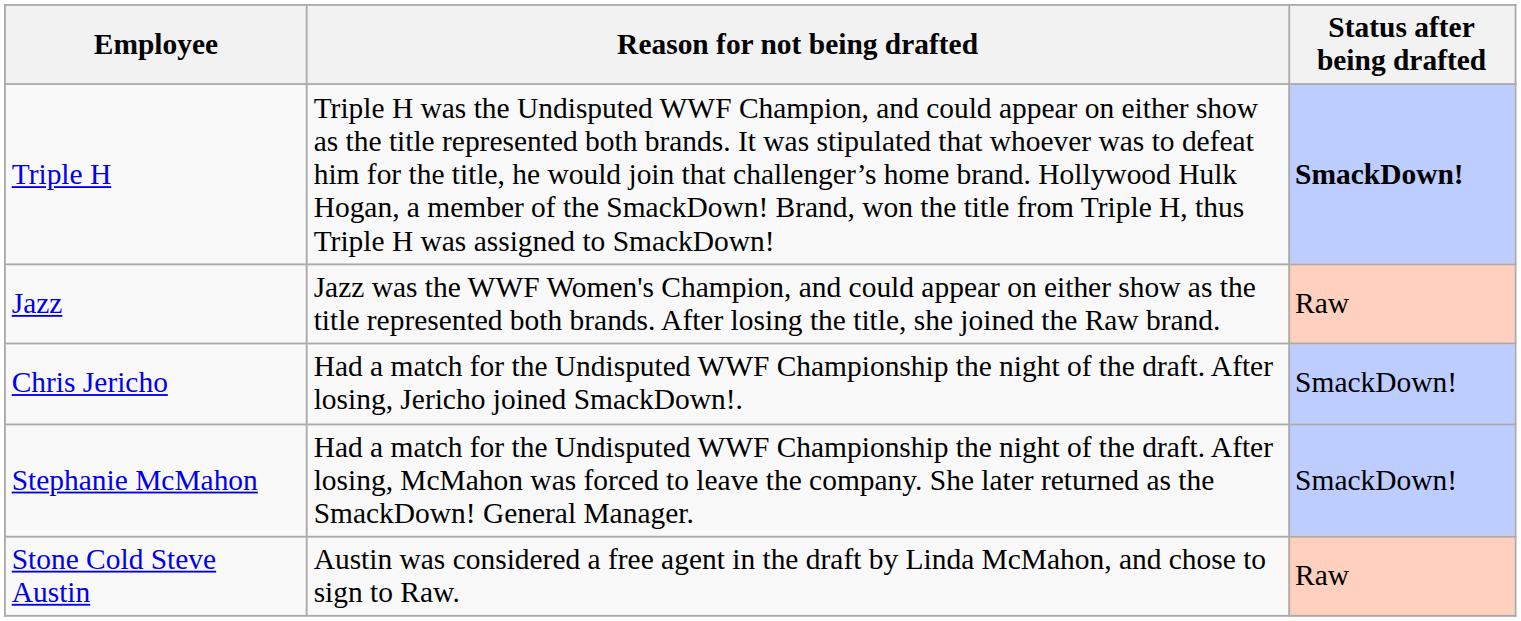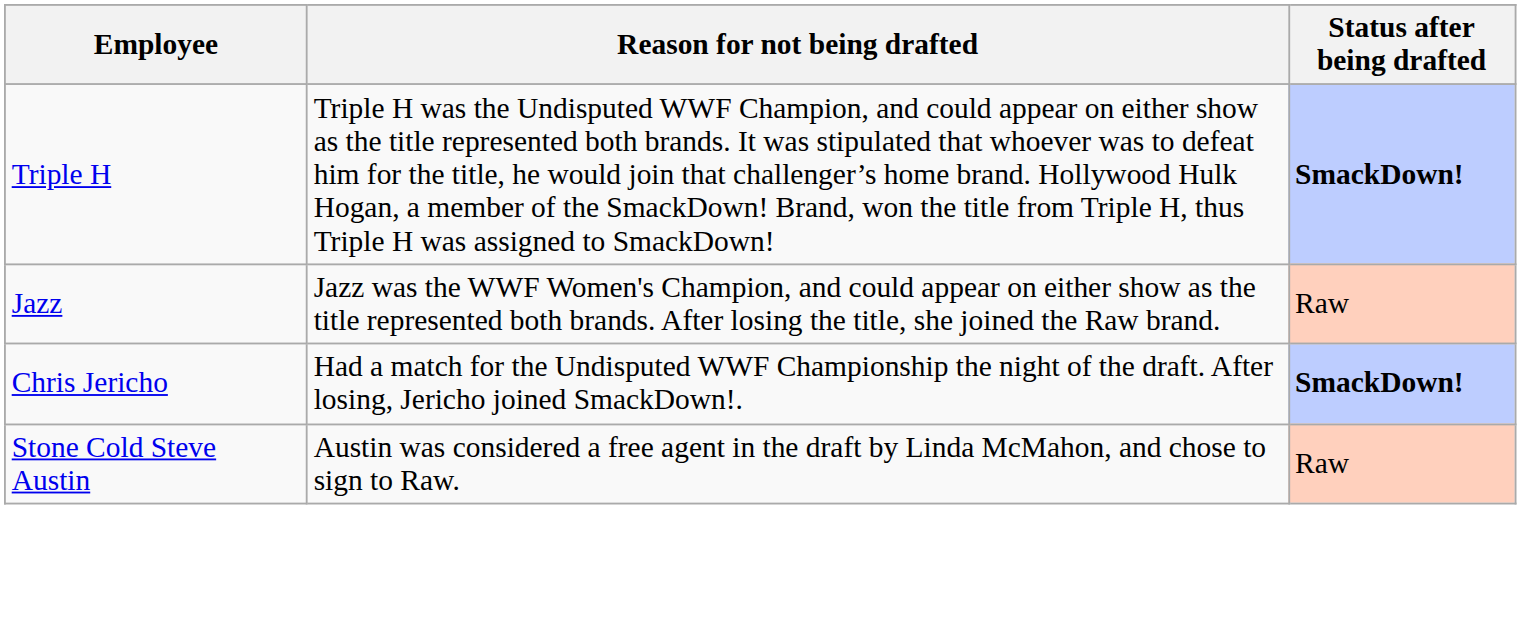(1376, 383) normal -> (1379, 383) bold
- row: (135, 479)
